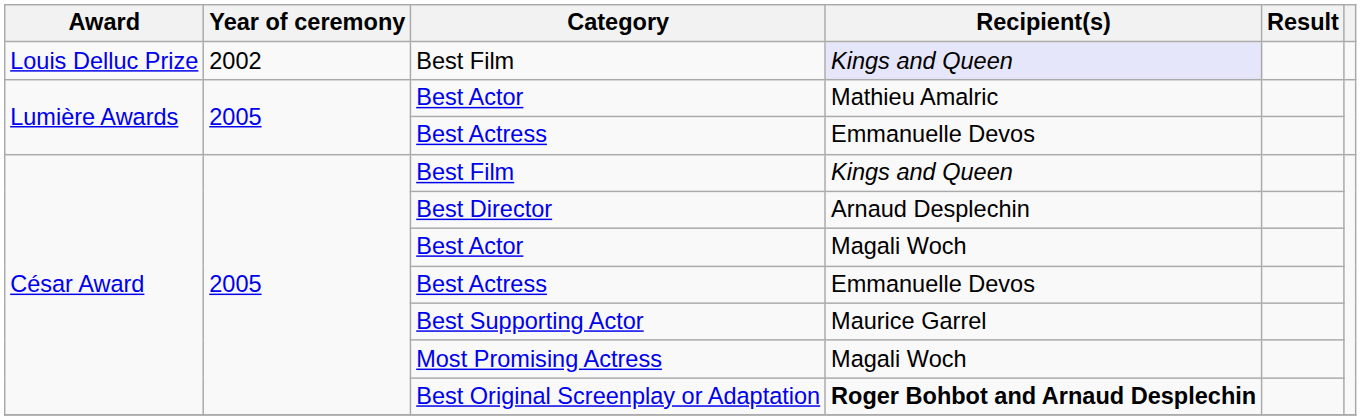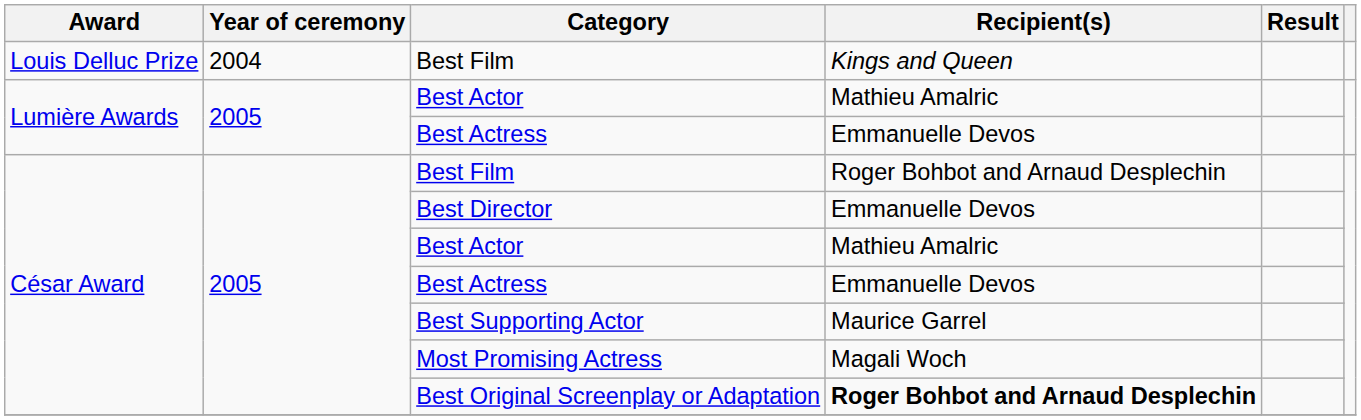(235, 60) 2002 -> (235, 60) 2004
(922, 60) lavender background -> (922, 60) no background
(922, 172) Kings and Queen -> (1028, 172) Roger Bohbot and Arnaud Desplechin
(930, 209) Arnaud Desplechin -> (933, 209) Emmanuelle Devos
(899, 246) Magali Woch -> (915, 246) Mathieu Amalric
